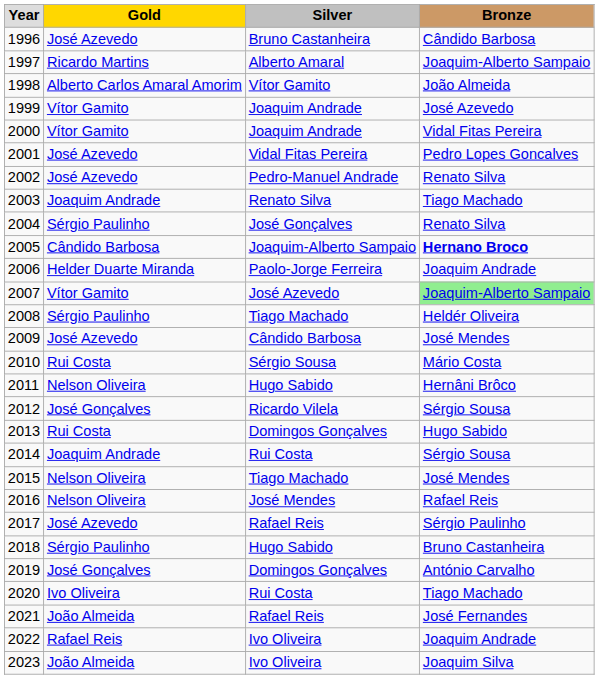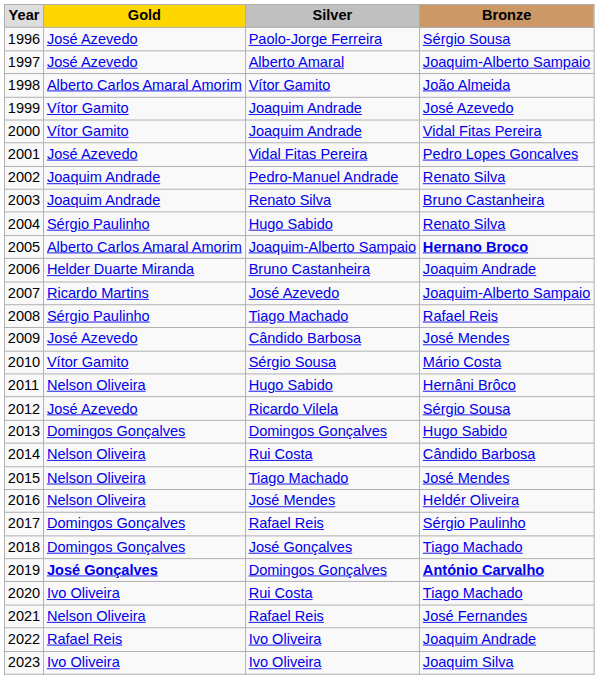(309, 39) Bruno Castanheira -> (315, 39) Paolo-Jorge Ferreira
(479, 39) Cândido Barbosa -> (467, 39) Sérgio Sousa
(98, 62) Ricardo Martins -> (92, 62) José Azevedo
(92, 177) José Azevedo -> (104, 177) Joaquim Andrade
(473, 200) Tiago Machado -> (484, 200) Bruno Castanheira
(300, 223) José Gonçalves -> (291, 223) Hugo Sabido
(103, 246) Cândido Barbosa -> (144, 246) Alberto Carlos Amaral Amorim
(315, 270) Paolo-Jorge Ferreira -> (309, 270) Bruno Castanheira
(88, 293) Vítor Gamito -> (98, 293) Ricardo Martins
(507, 293) lightgreen background -> (507, 293) no background
(471, 316) Heldér Oliveira -> (461, 316) Rafael Reis
(79, 362) Rui Costa -> (88, 362) Vítor Gamito
(99, 408) José Gonçalves -> (92, 408) José Azevedo
(79, 431) Rui Costa -> (116, 431) Domingos Gonçalves
(104, 454) Joaquim Andrade -> (96, 454) Nelson Oliveira
(467, 454) Sérgio Sousa -> (479, 454) Cândido Barbosa
(461, 500) Rafael Reis -> (471, 500) Heldér Oliveira
(92, 524) José Azevedo -> (116, 524) Domingos Gonçalves
(98, 547) Sérgio Paulinho -> (116, 547) Domingos Gonçalves
(291, 547) Hugo Sabido -> (300, 547) José Gonçalves
(484, 547) Bruno Castanheira -> (473, 547) Tiago Machado
(99, 570) normal -> (102, 570) bold
(479, 570) normal -> (484, 570) bold
(91, 616) João Almeida -> (96, 616) Nelson Oliveira
(91, 662) João Almeida -> (83, 662) Ivo Oliveira
